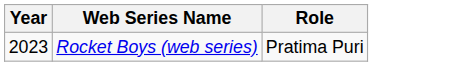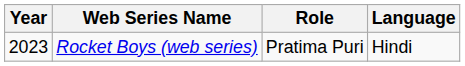+ column: (414, 18)
